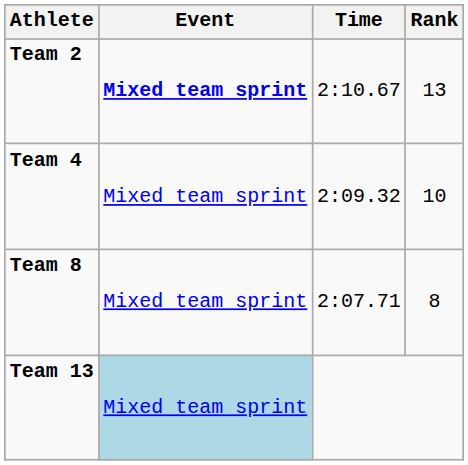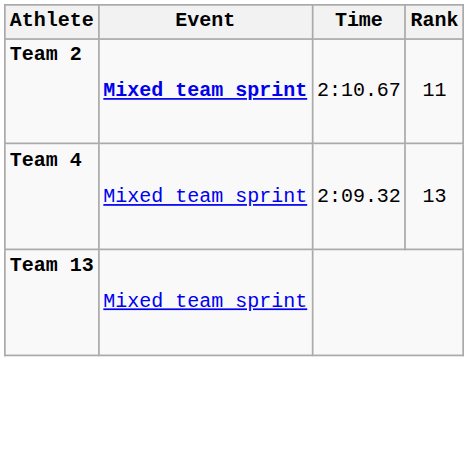(435, 91) 13 -> (435, 91) 11
(435, 196) 10 -> (435, 196) 13
- row: (46, 266)
(205, 407) lightblue background -> (205, 302) no background
